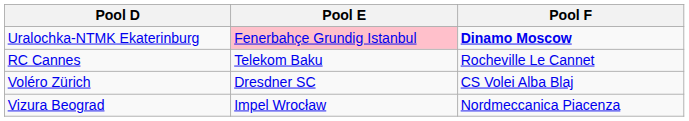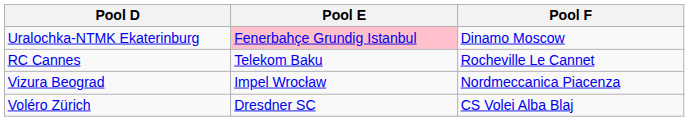(516, 37) bold -> (513, 37) normal
rows swapped: (49, 82) <-> (56, 104)
